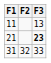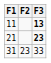(39, 24) normal -> (39, 24) bold
(25, 51) 32 -> (25, 51) 23
